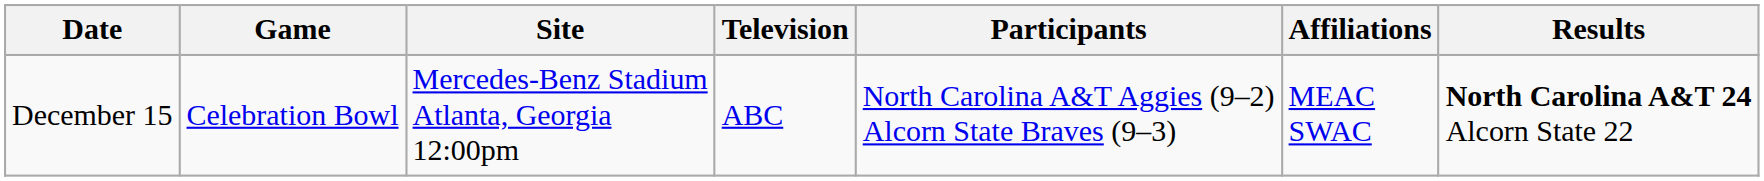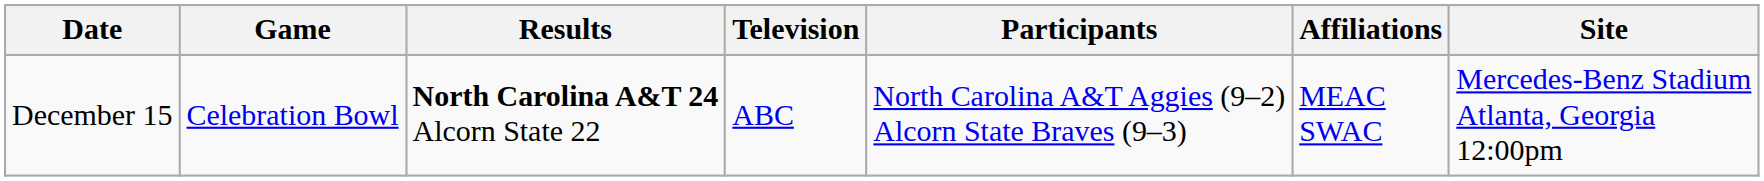columns swapped: (560, 29) <-> (1599, 29)
